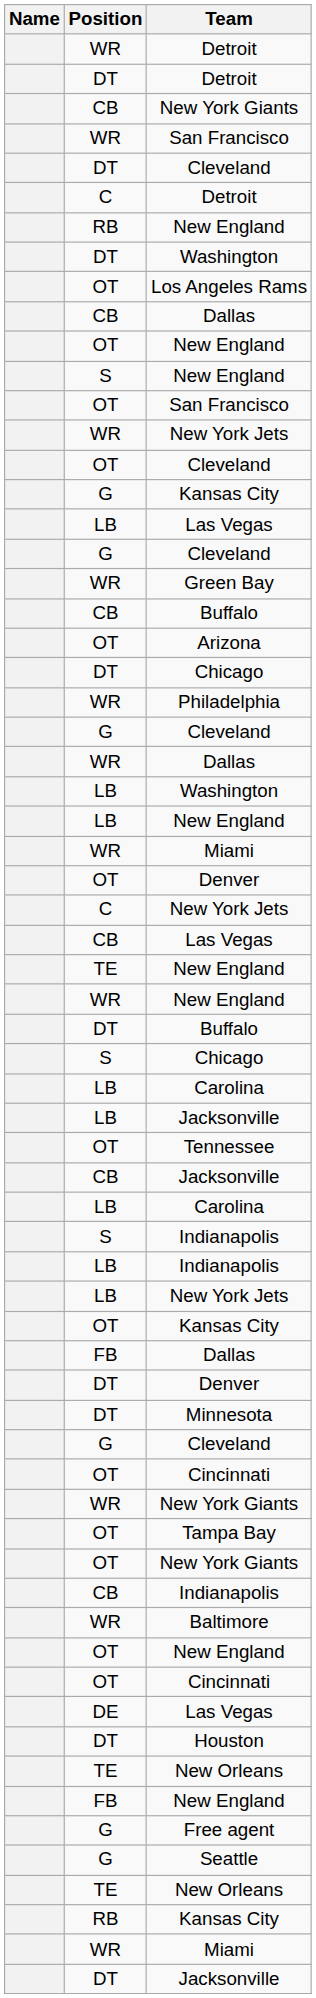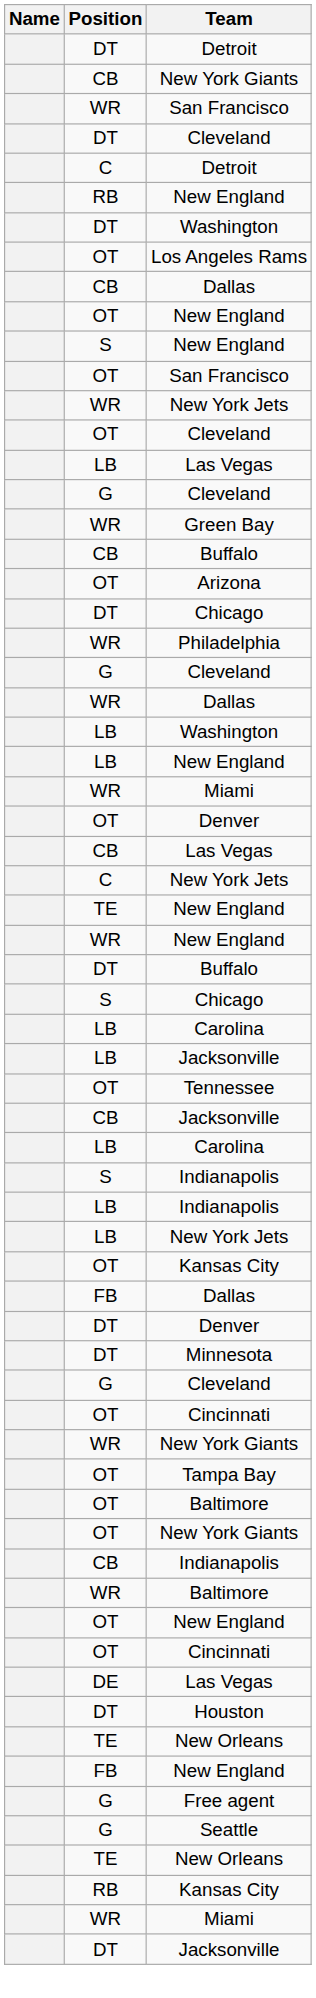- row: (105, 49)
- row: (105, 494)
rows swapped: (105, 939) <-> (105, 910)
+ row: (105, 1503)
